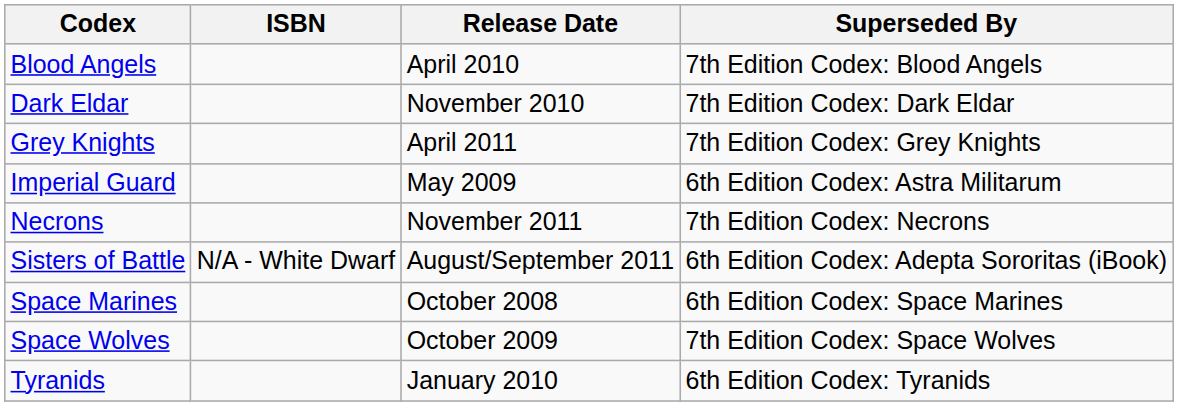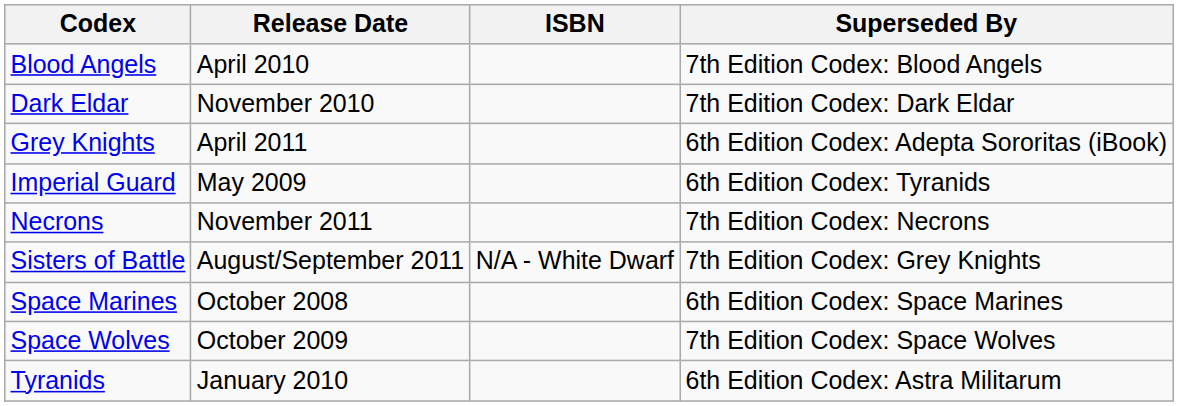columns swapped: (296, 24) <-> (540, 24)
(863, 143) 7th Edition Codex: Grey Knights -> (926, 143) 6th Edition Codex: Adepta Sororitas (iBook)
(874, 182) 6th Edition Codex: Astra Militarum -> (838, 182) 6th Edition Codex: Tyranids
(926, 261) 6th Edition Codex: Adepta Sororitas (iBook) -> (863, 261) 7th Edition Codex: Grey Knights
(838, 380) 6th Edition Codex: Tyranids -> (874, 380) 6th Edition Codex: Astra Militarum
